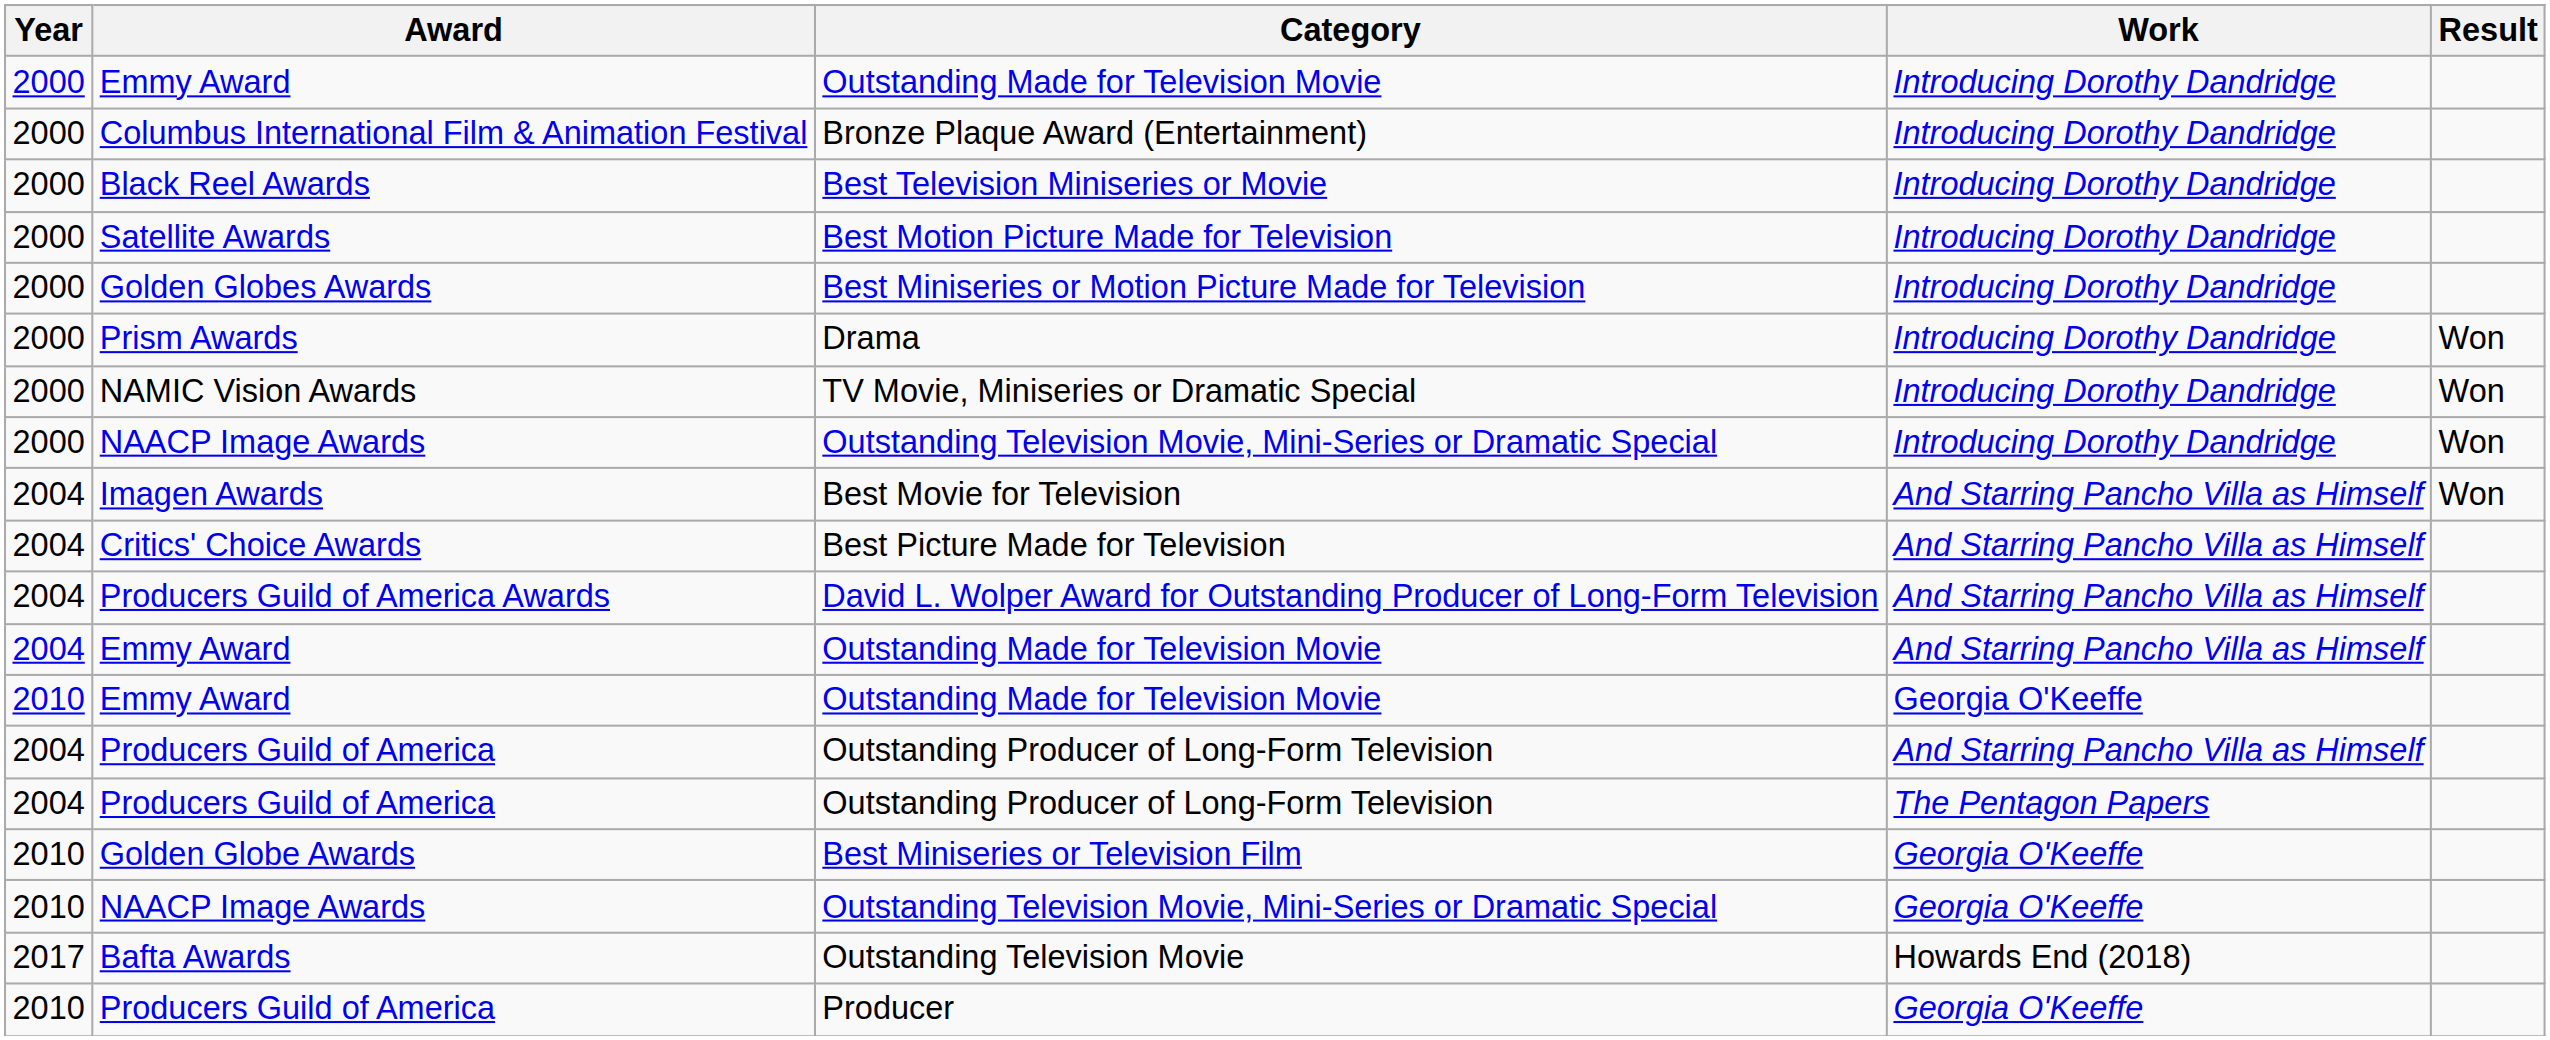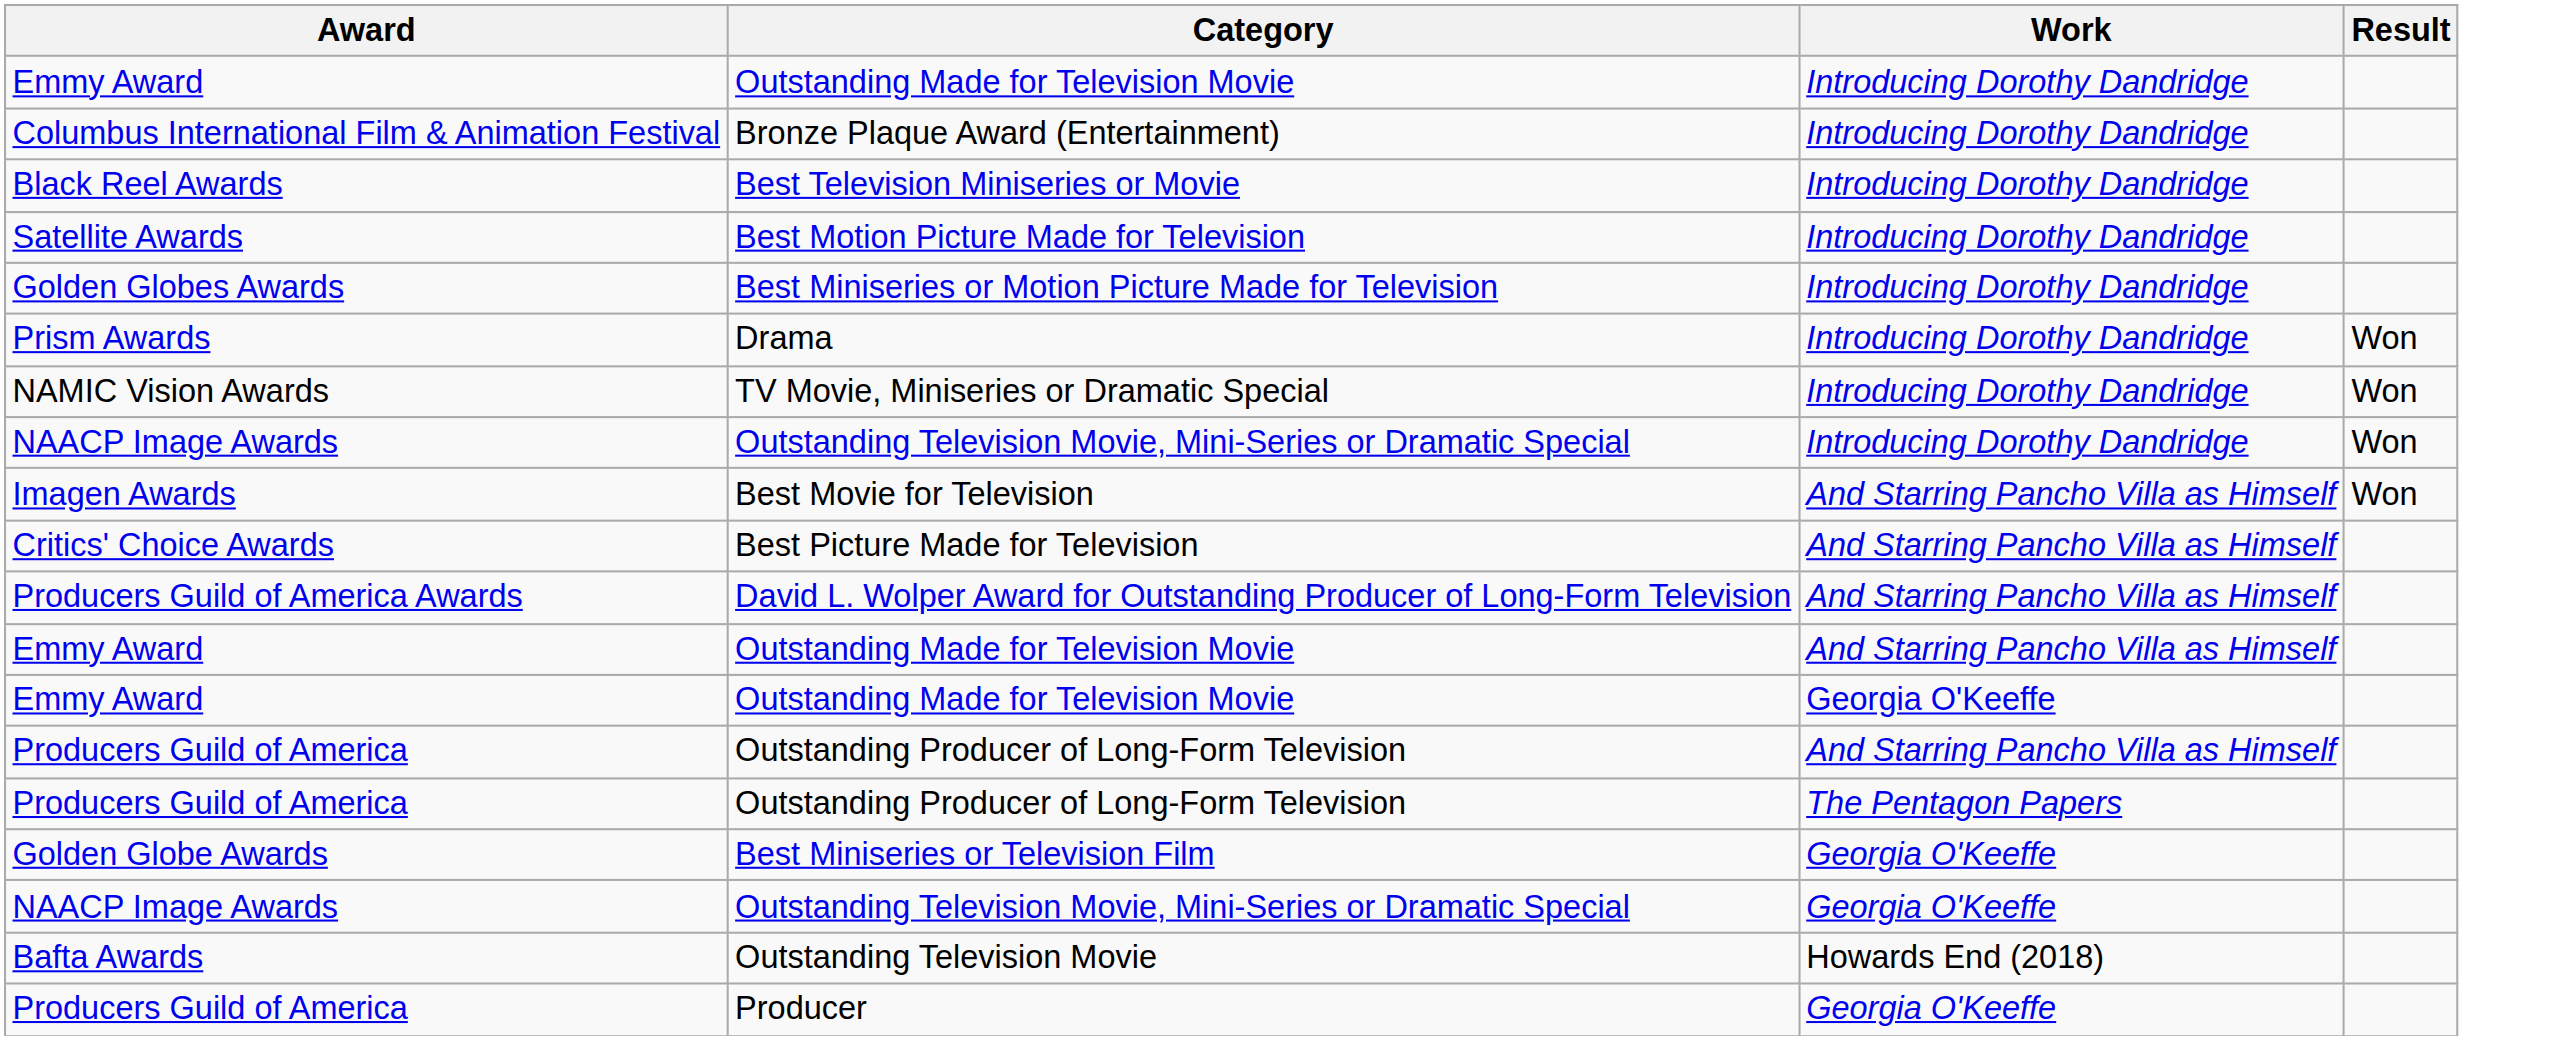- column: (49, 30)
